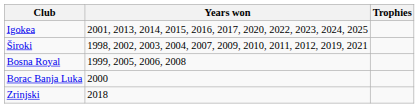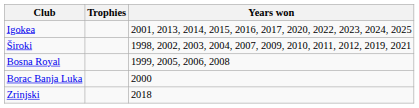columns swapped: (392, 12) <-> (228, 12)
